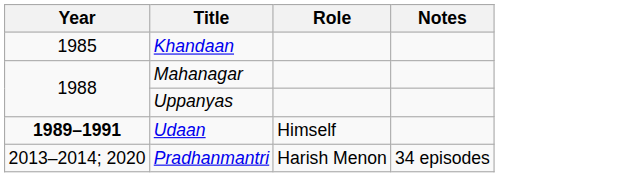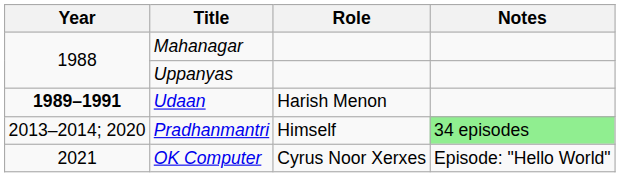- row: (194, 46)
(307, 130) Himself -> (332, 102) Harish Menon
(332, 158) Harish Menon -> (307, 130) Himself
(442, 158) no background -> (482, 130) lightgreen background
+ row: (208, 158)
